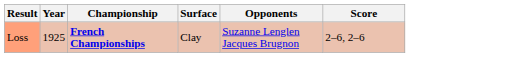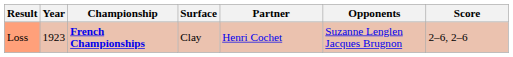+ column: (271, 13)
(54, 37) 1925 -> (54, 37) 1923
